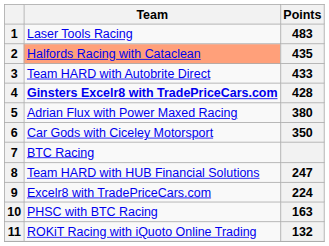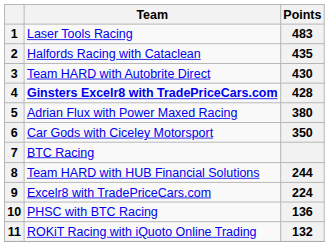(114, 54) lightsalmon background -> (114, 54) no background
(302, 74) 433 -> (302, 74) 430
(302, 172) 247 -> (302, 172) 244
(302, 212) 163 -> (302, 212) 136
